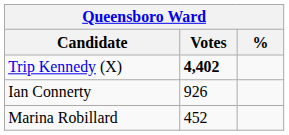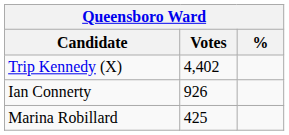(202, 67) bold -> (202, 67) normal
(196, 117) 452 -> (196, 117) 425
